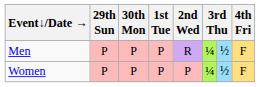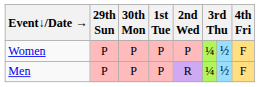rows swapped: (19, 51) <-> (27, 72)
